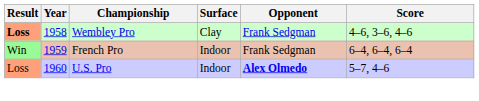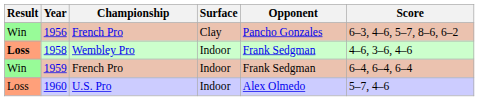+ row: (55, 31)
(211, 31) Clay -> (215, 50) Indoor
(275, 68) bold -> (274, 86) normal
